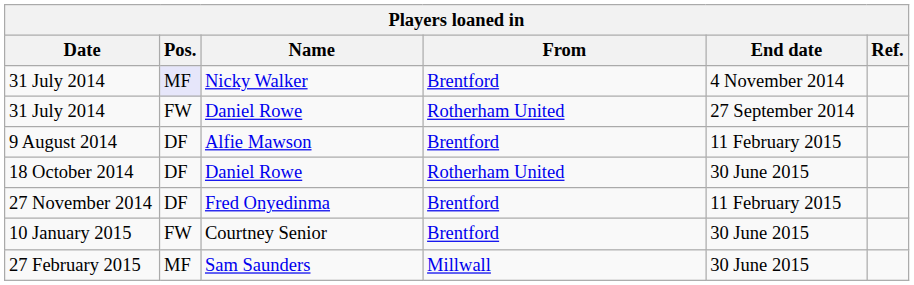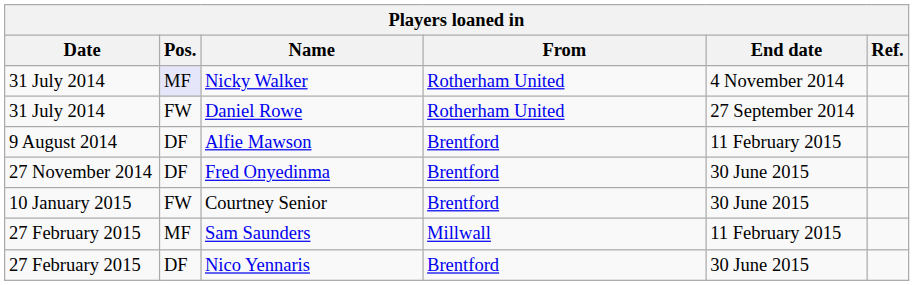(463, 81) Brentford -> (496, 81) Rotherham United
- row: (71, 172)
(776, 203) 11 February 2015 -> (760, 172) 30 June 2015
(760, 264) 30 June 2015 -> (776, 234) 11 February 2015
+ row: (75, 264)
